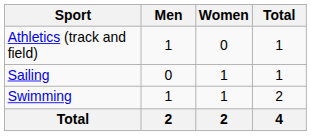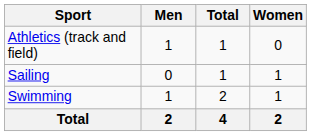columns swapped: (224, 15) <-> (279, 15)
